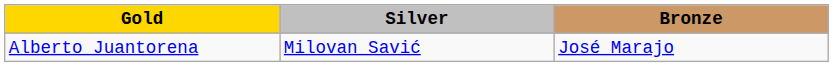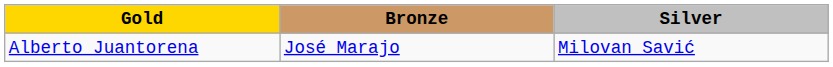columns swapped: (417, 19) <-> (691, 19)
